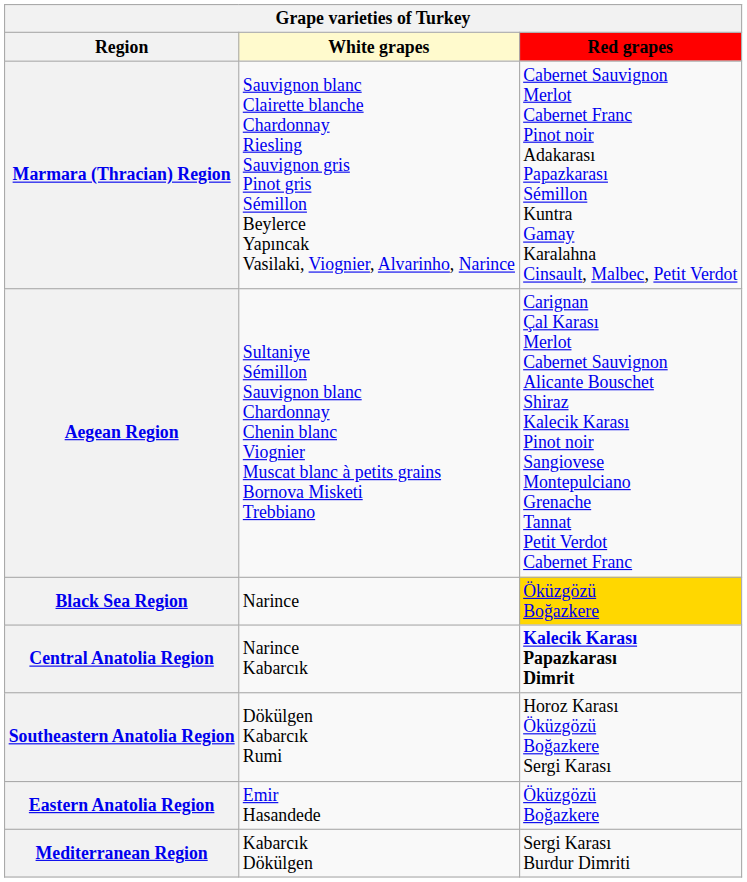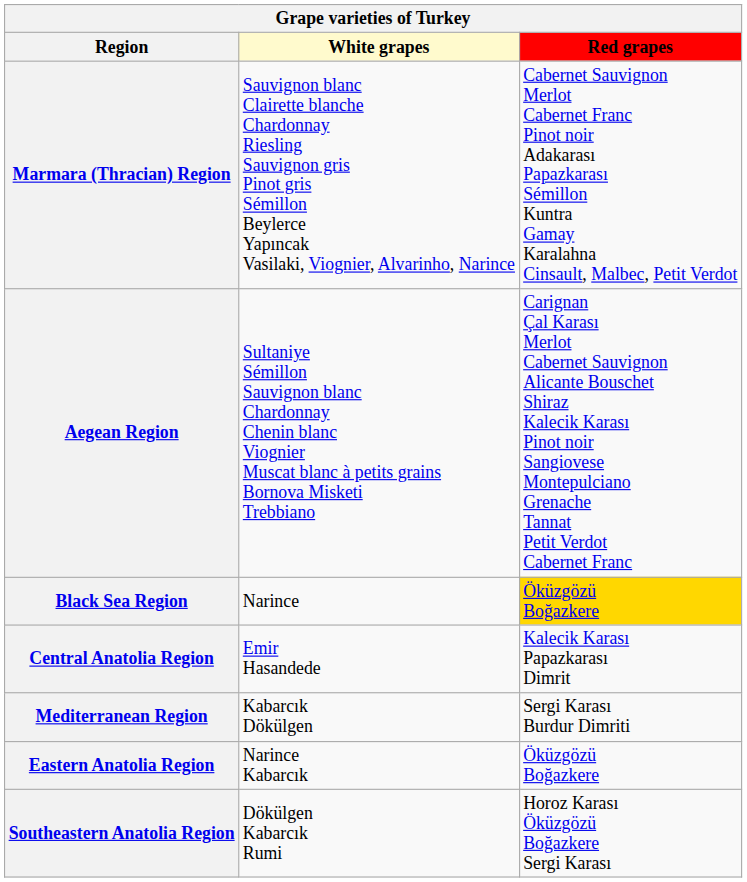(275, 658) Narince Kabarcık -> (282, 658) Emir Hasandede
(580, 658) bold -> (576, 658) normal
rows swapped: (122, 853) <-> (122, 737)
(282, 805) Emir Hasandede -> (275, 765) Narince Kabarcık
